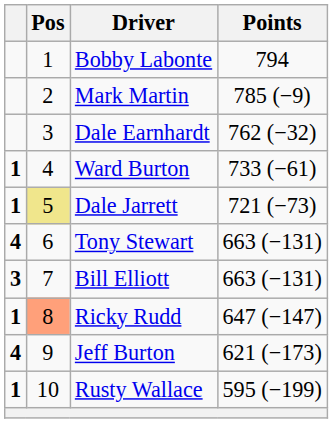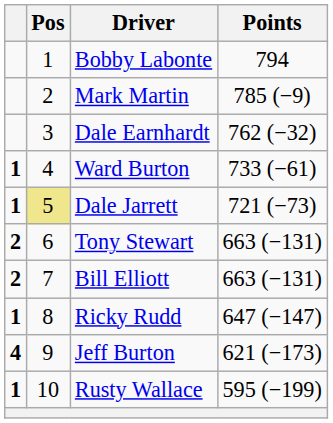(15, 242) 4 -> (15, 242) 2
(15, 279) 3 -> (15, 279) 2
(48, 315) lightsalmon background -> (48, 315) no background
